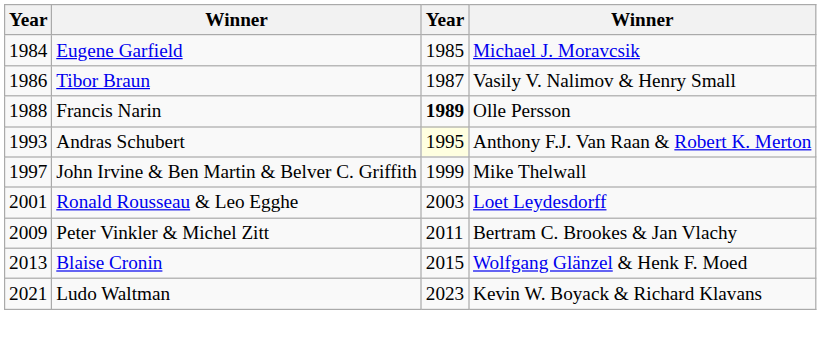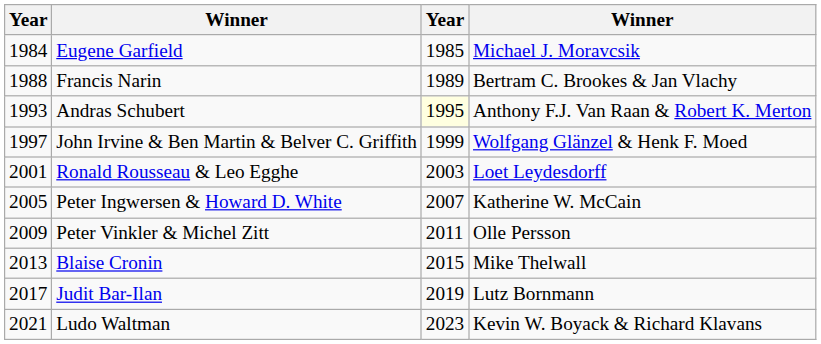- row: (103, 80)
(445, 111) bold -> (445, 80) normal
(522, 111) Olle Persson -> (605, 80) Bertram C. Brookes & Jan Vlachy
(530, 171) Mike Thelwall -> (610, 141) Wolfgang Glänzel & Henk F. Moed
+ row: (199, 202)
(605, 232) Bertram C. Brookes & Jan Vlachy -> (522, 232) Olle Persson
(610, 263) Wolfgang Glänzel & Henk F. Moed -> (530, 263) Mike Thelwall
+ row: (109, 293)
